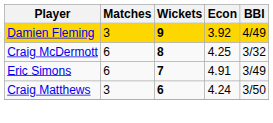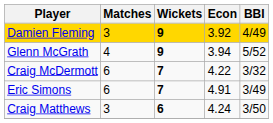+ row: (48, 52)
(160, 52) 8 -> (160, 71) 7
(219, 52) 4.25 -> (219, 71) 4.22
